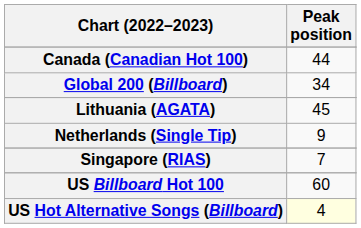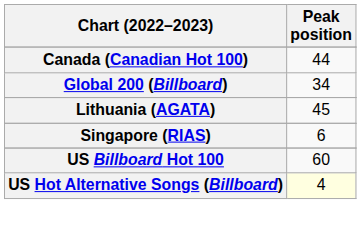- row: (146, 135)
(321, 160) 7 -> (321, 135) 6
